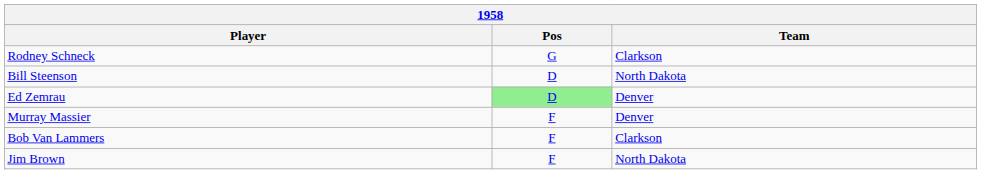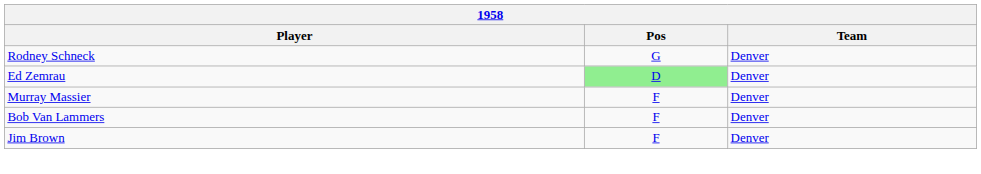(639, 55) Clarkson -> (750, 55) Denver
- row: (42, 76)
(639, 138) Clarkson -> (750, 117) Denver
(651, 158) North Dakota -> (750, 138) Denver
